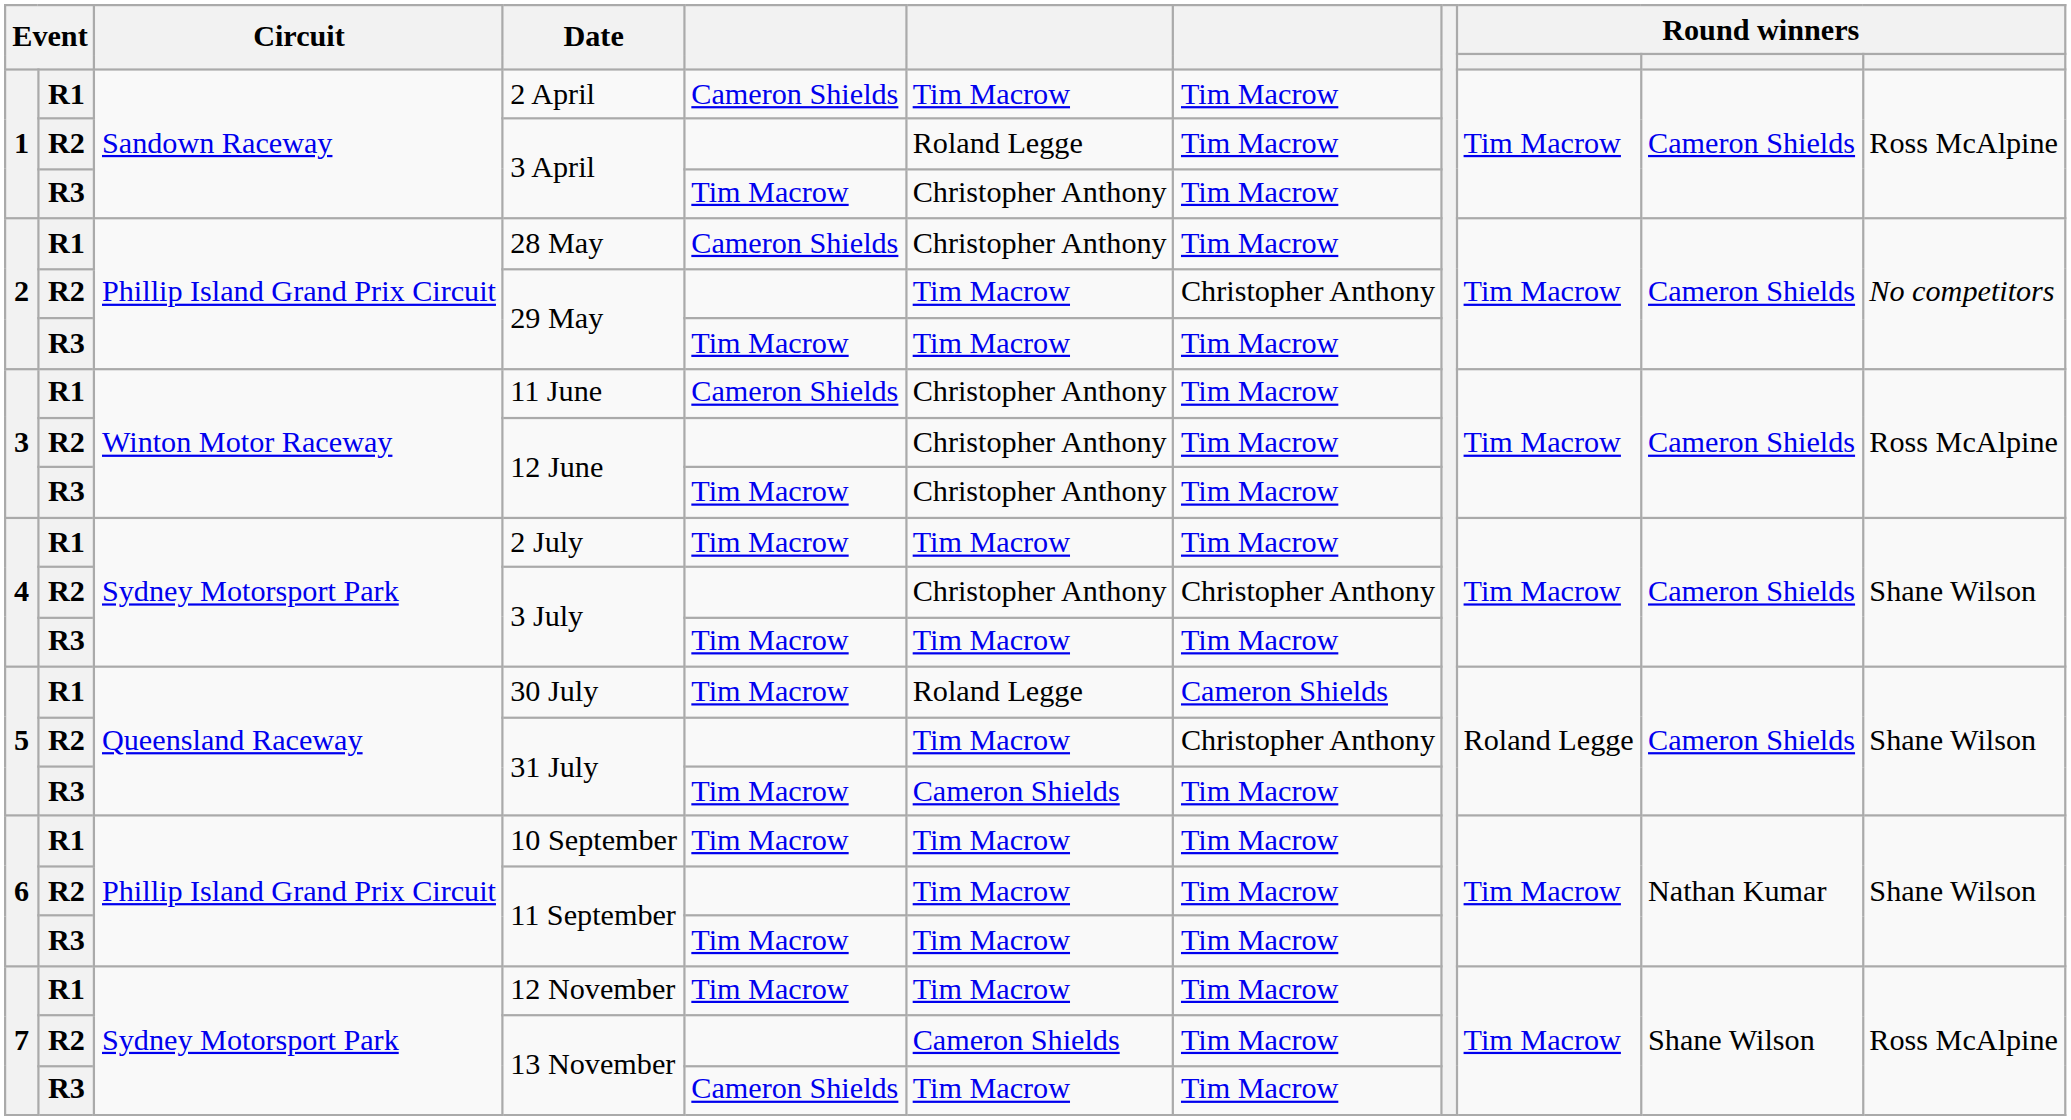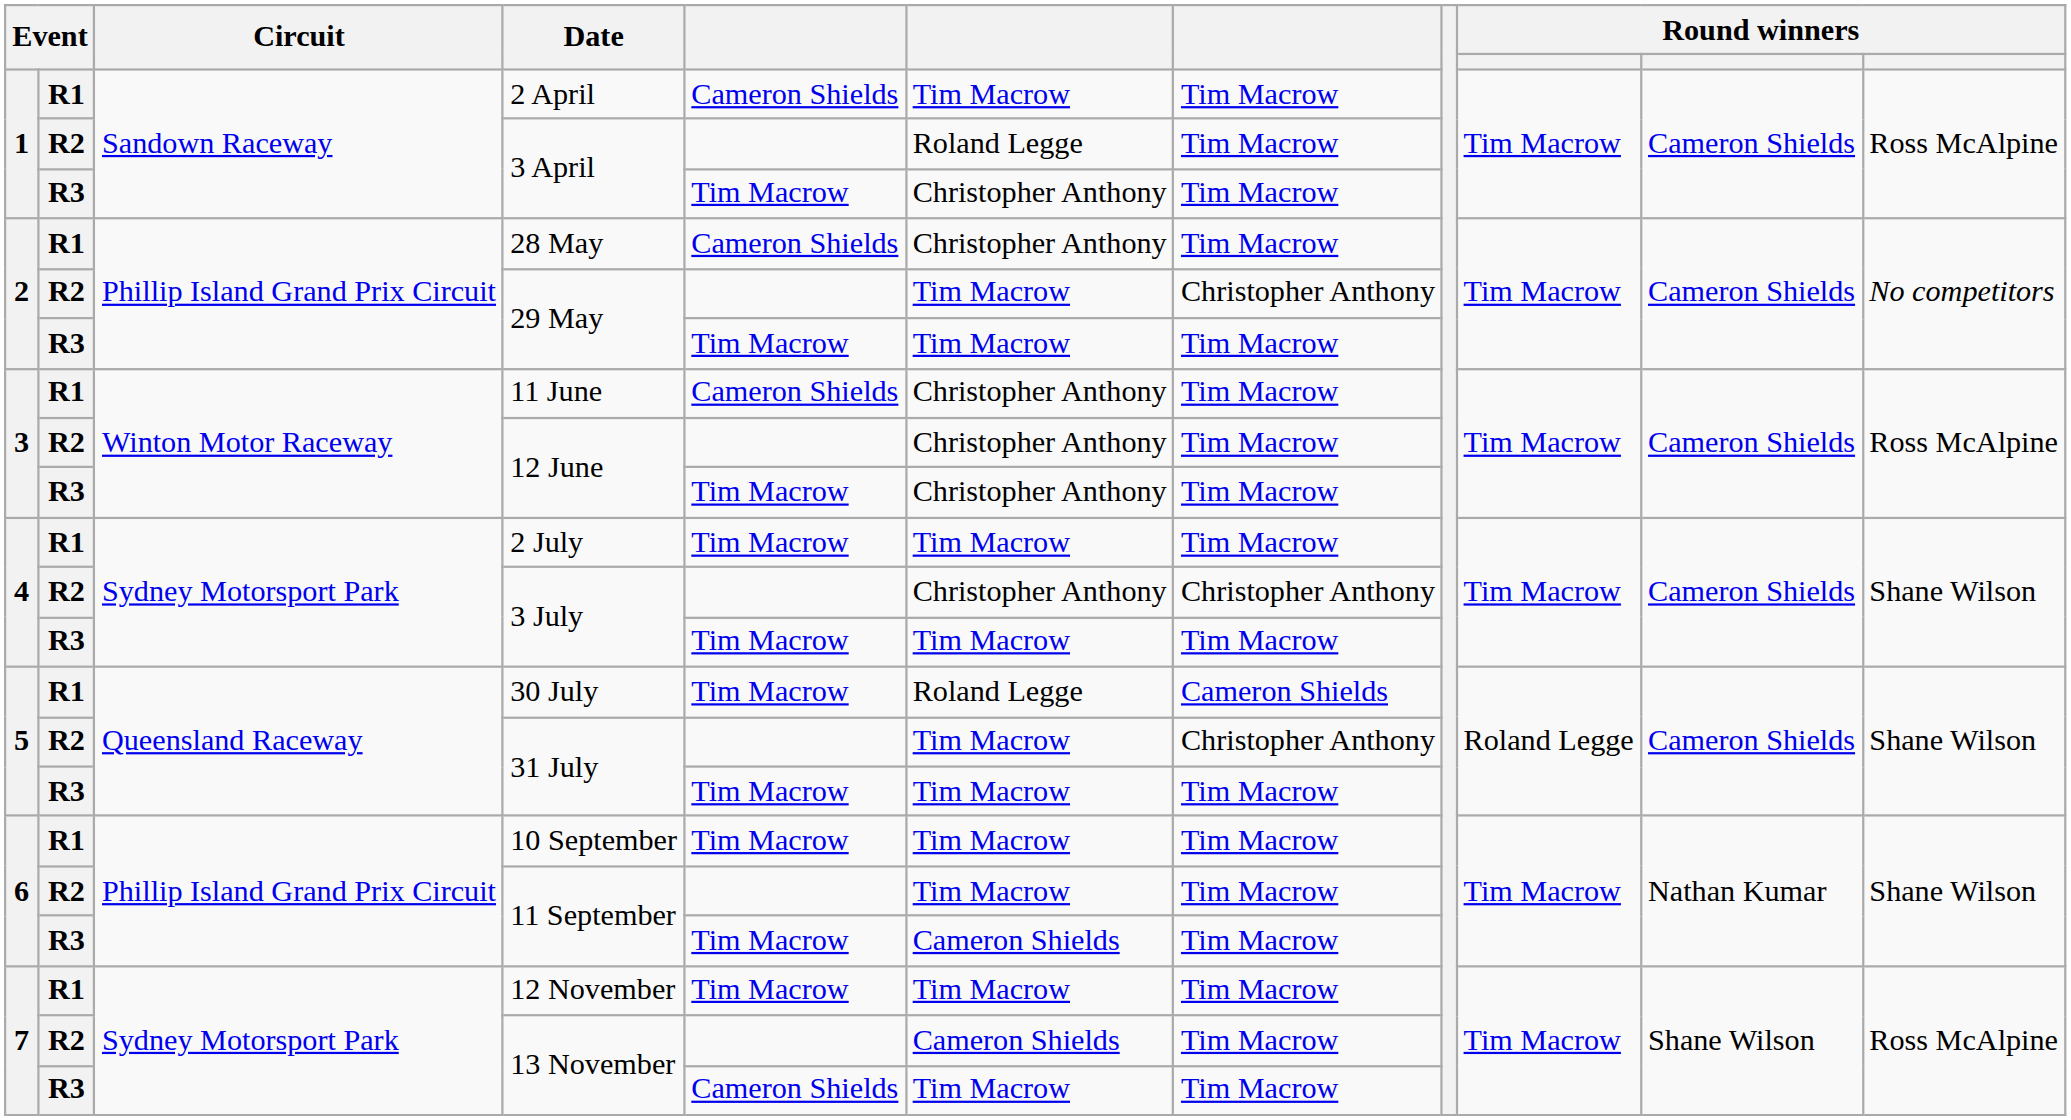(1016, 790) Cameron Shields -> (991, 790) Tim Macrow
(991, 939) Tim Macrow -> (1016, 939) Cameron Shields
